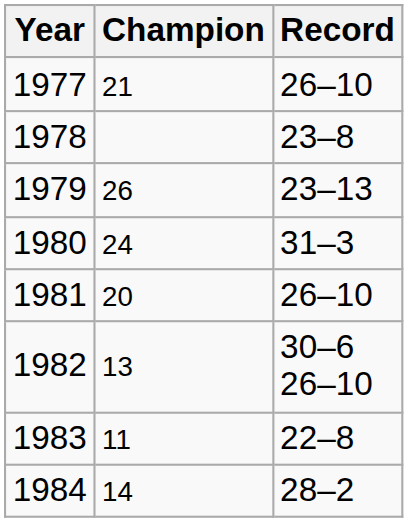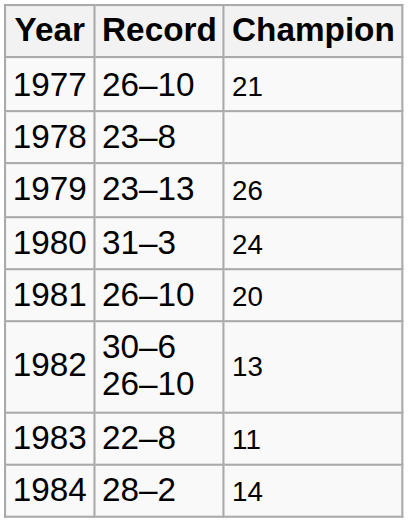columns swapped: (183, 30) <-> (337, 30)
